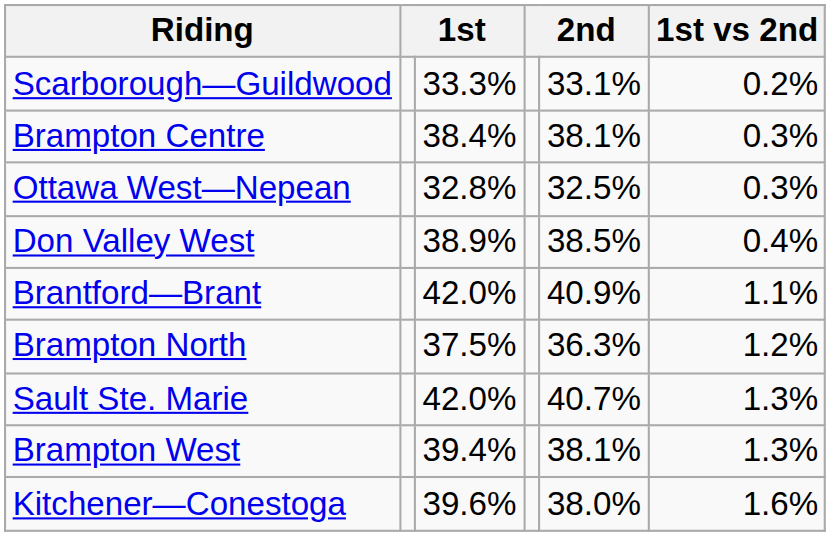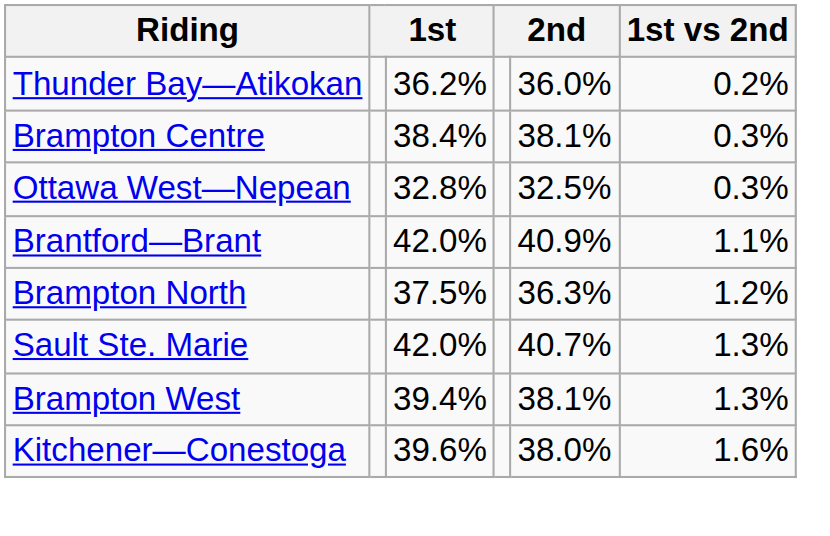- row: (202, 83)
+ row: (188, 83)
- row: (134, 240)
